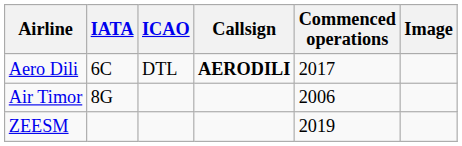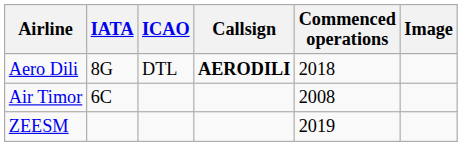(101, 68) 6C -> (102, 68) 8G
(317, 68) 2017 -> (317, 68) 2018
(102, 97) 8G -> (101, 97) 6C
(317, 97) 2006 -> (317, 97) 2008
